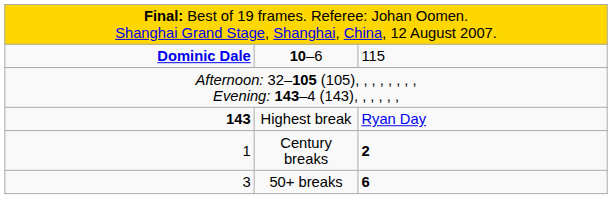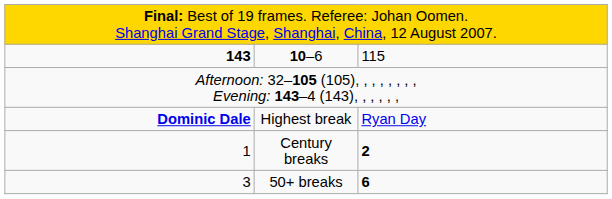(204, 56) Dominic Dale -> (238, 56) 143
(238, 119) 143 -> (204, 119) Dominic Dale
